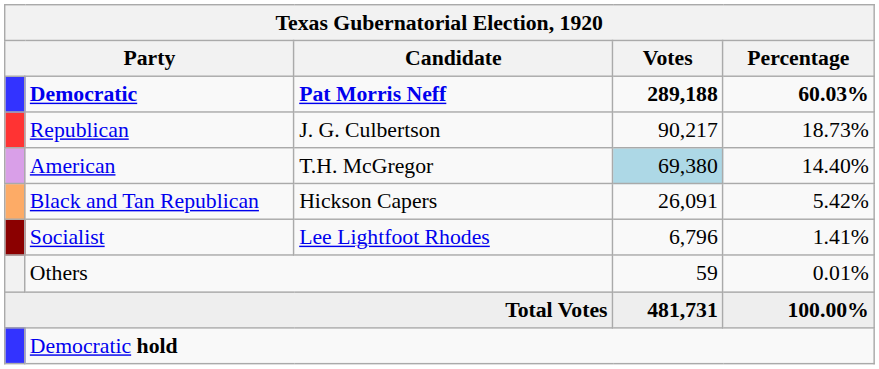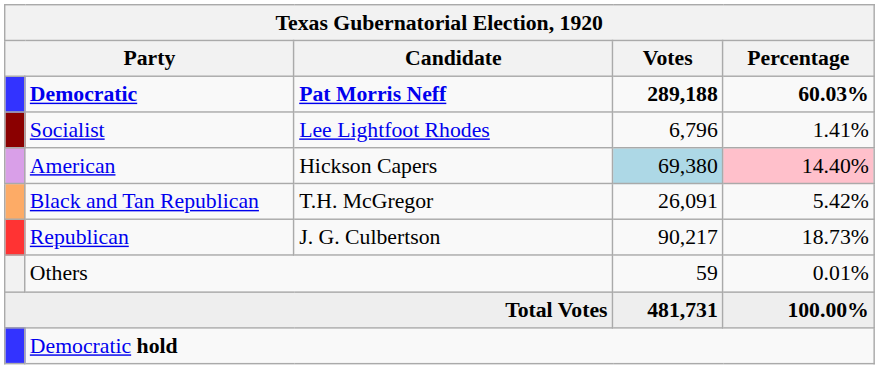rows swapped: (79, 130) <-> (67, 237)
(366, 165) T.H. McGregor -> (368, 165) Hickson Capers
(835, 165) no background -> (835, 165) pink background
(368, 201) Hickson Capers -> (366, 201) T.H. McGregor
